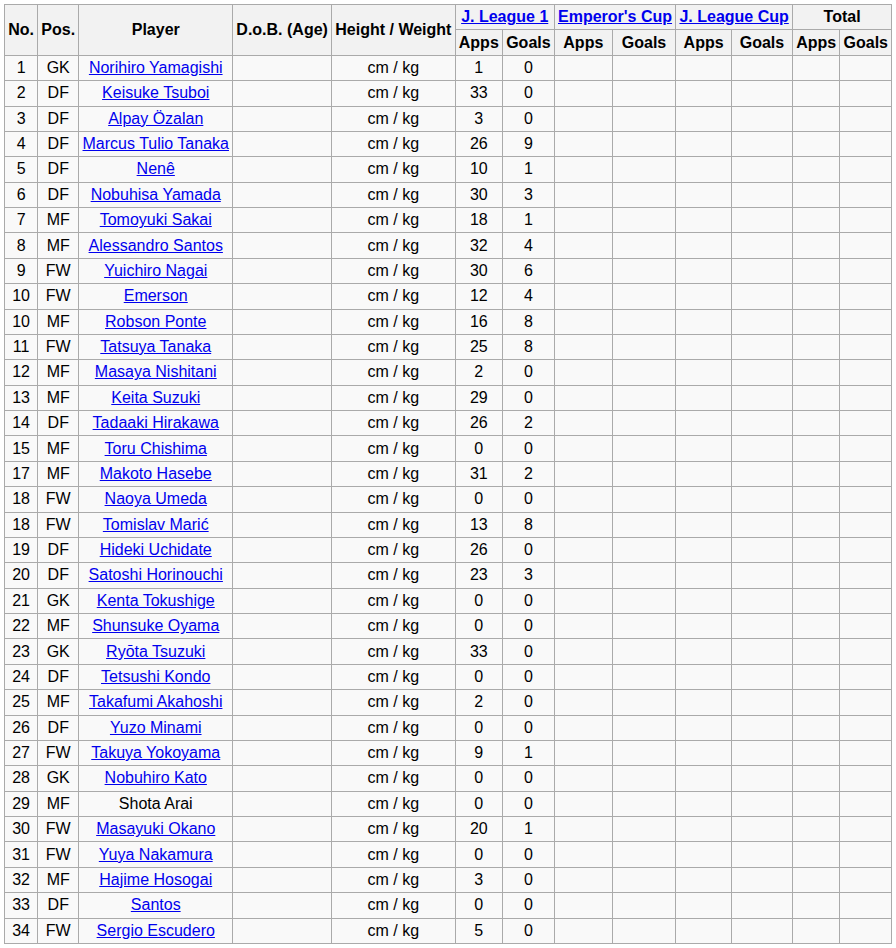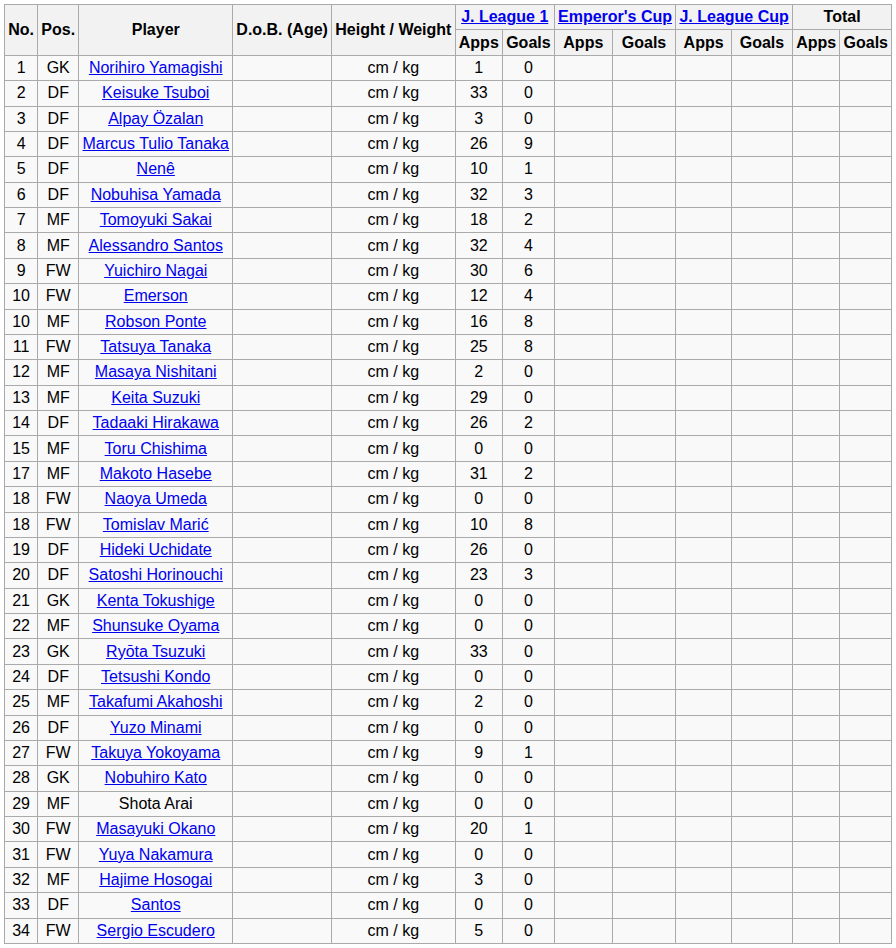(479, 194) 30 -> (479, 194) 32
(528, 220) 1 -> (528, 220) 2
(479, 524) 13 -> (479, 524) 10
